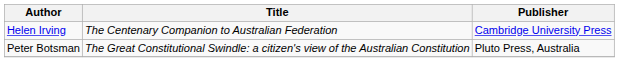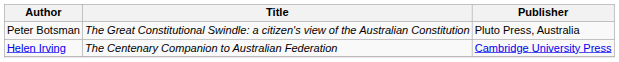rows swapped: (43, 48) <-> (36, 30)
